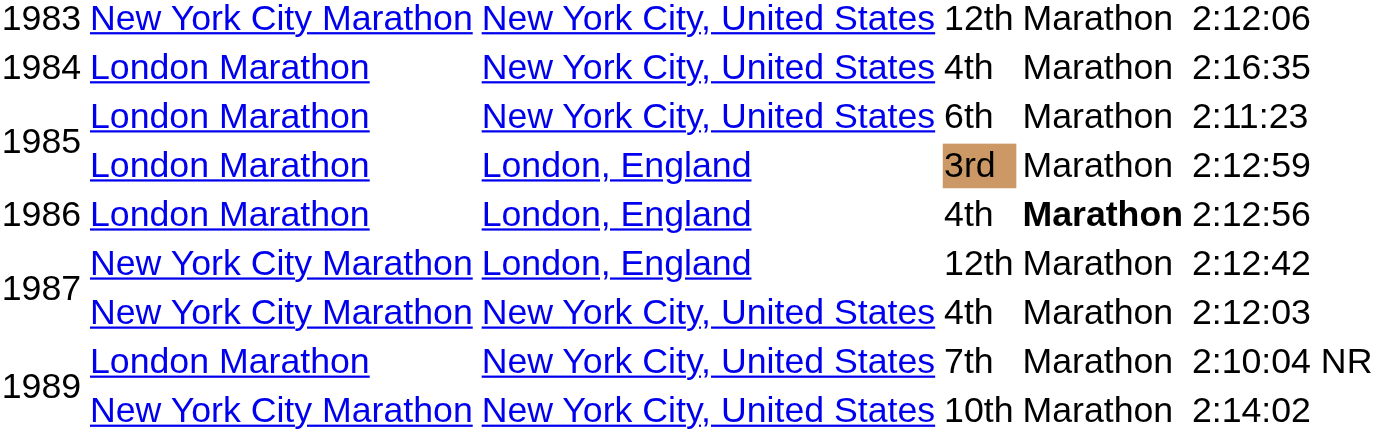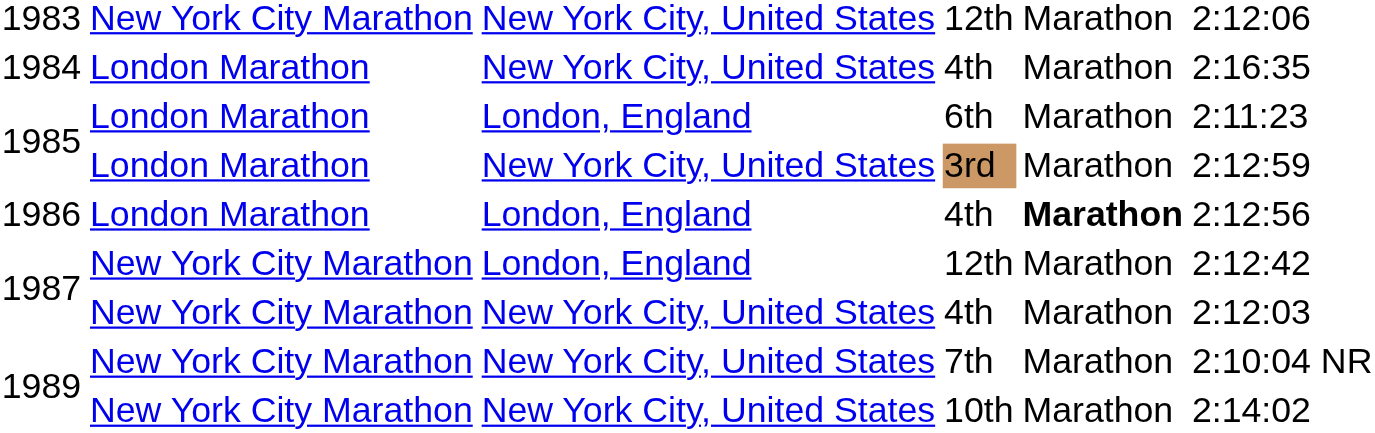(708, 116) New York City, United States -> (617, 116) London, England
(617, 165) London, England -> (708, 165) New York City, United States
(230, 361) London Marathon -> (281, 361) New York City Marathon
